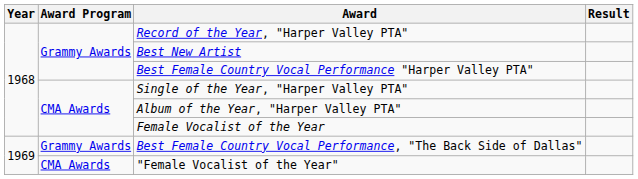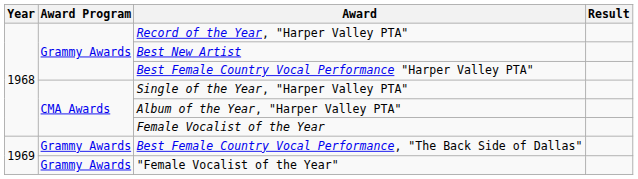(75, 165) CMA Awards -> (86, 165) Grammy Awards
